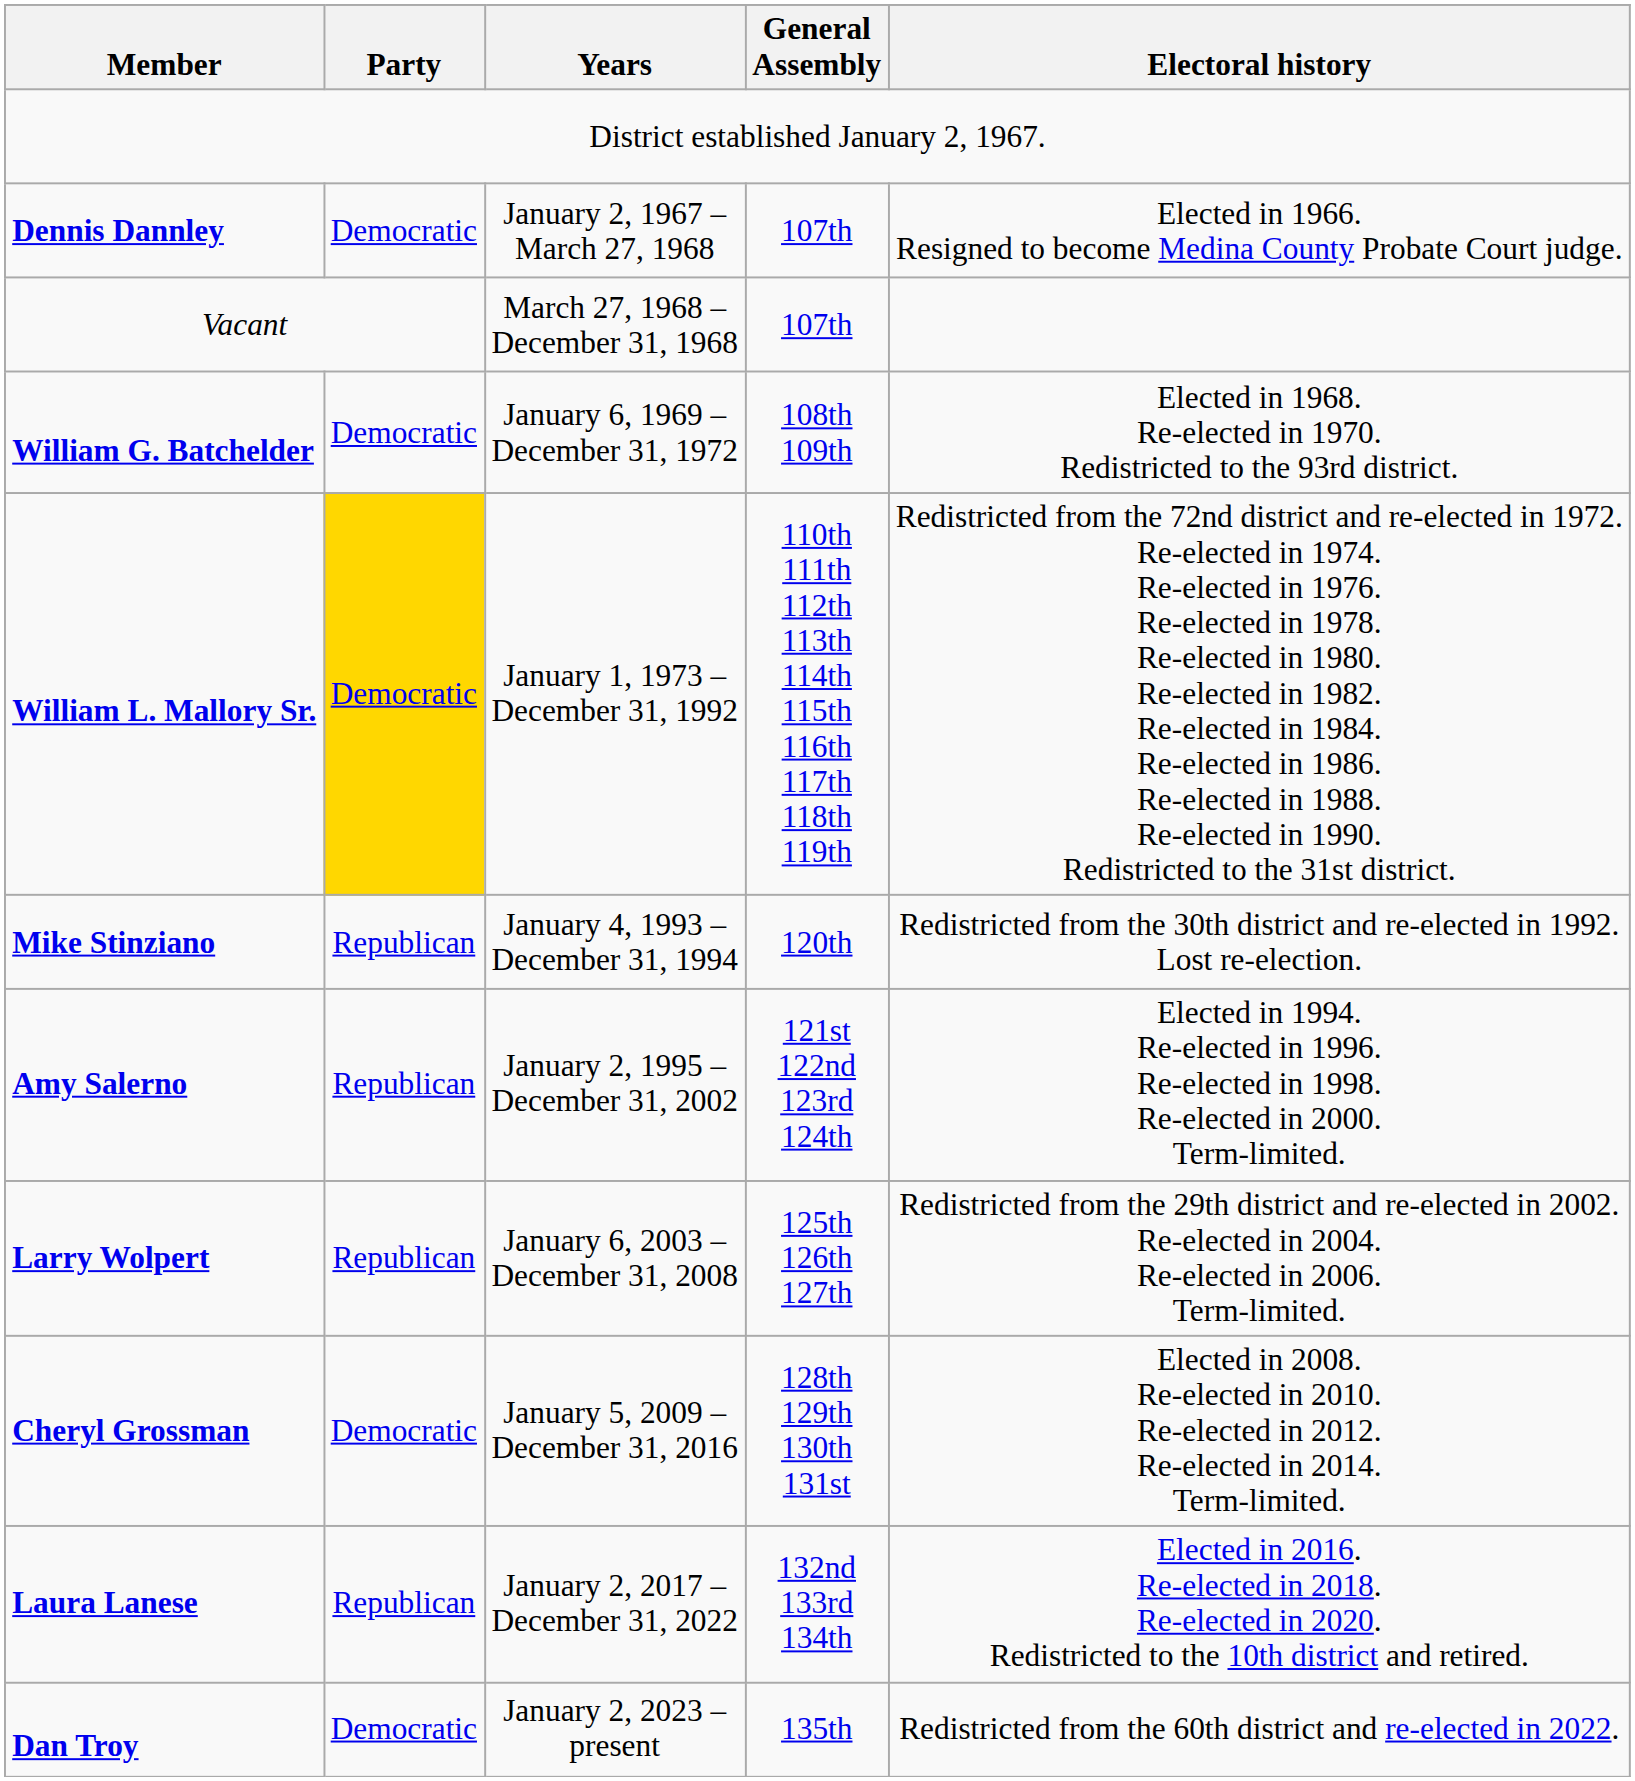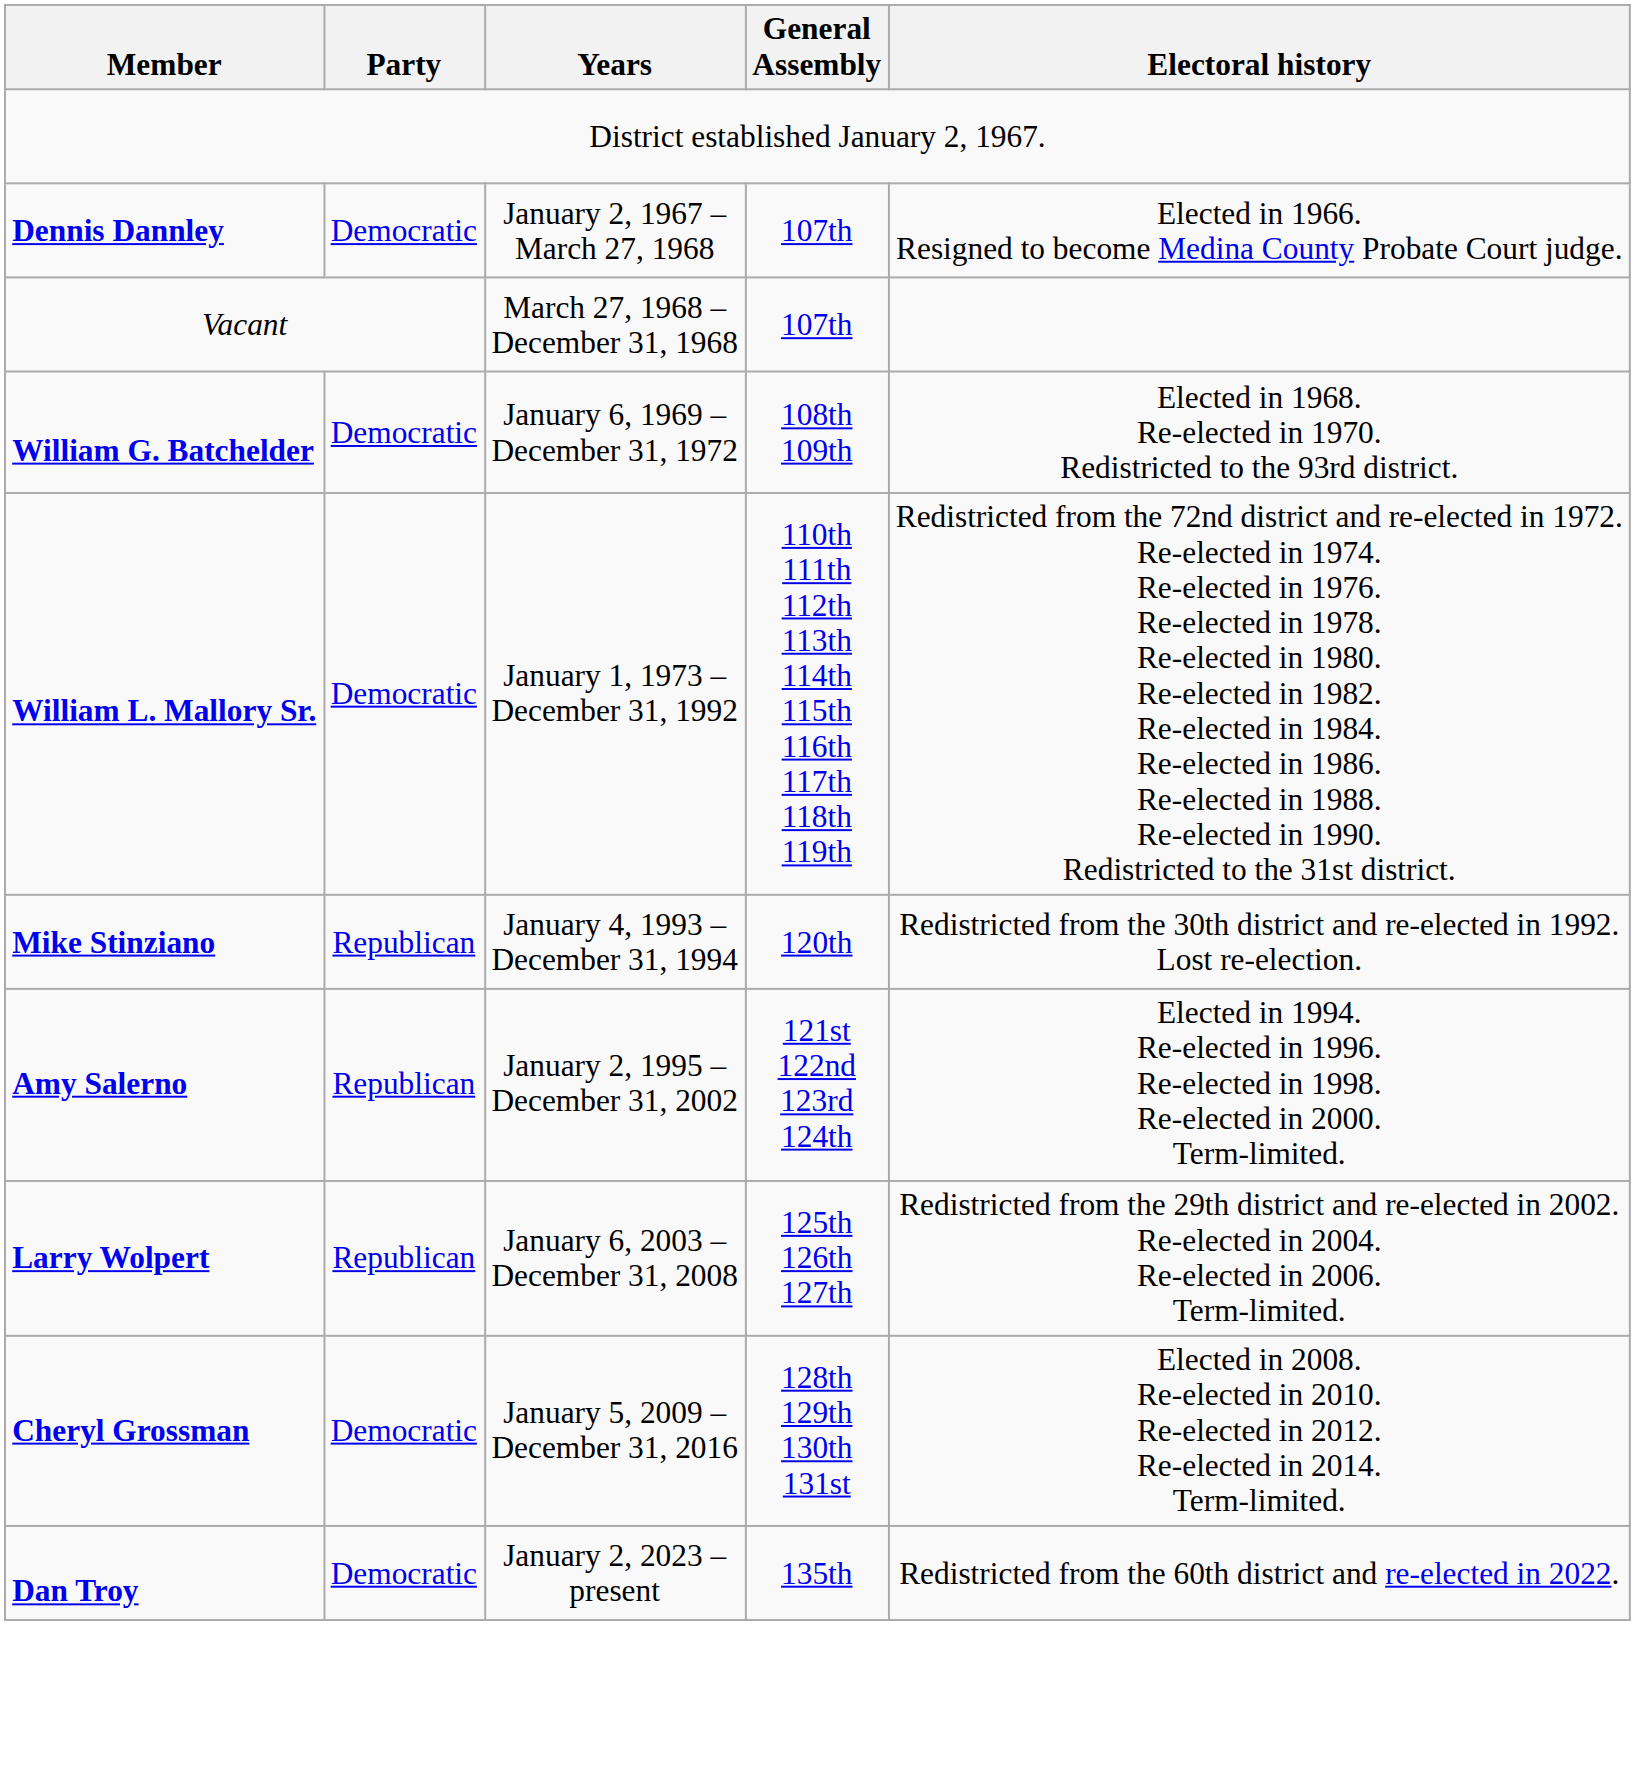(404, 693) gold background -> (404, 693) no background
- row: (105, 1603)
